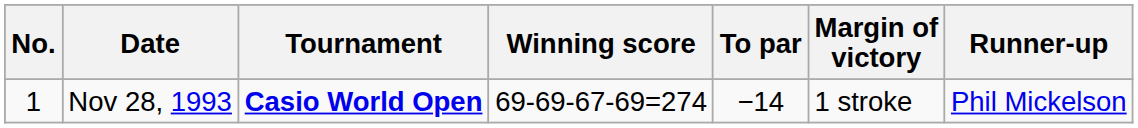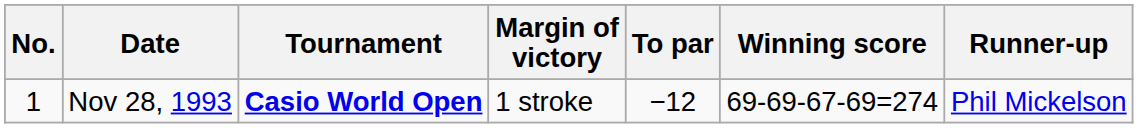columns swapped: (601, 42) <-> (876, 42)
(761, 101) −14 -> (673, 101) −12
